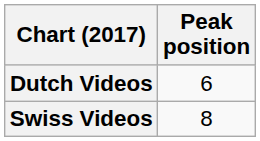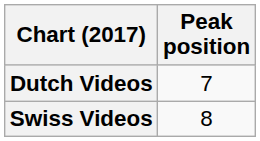(207, 82) 6 -> (207, 82) 7
